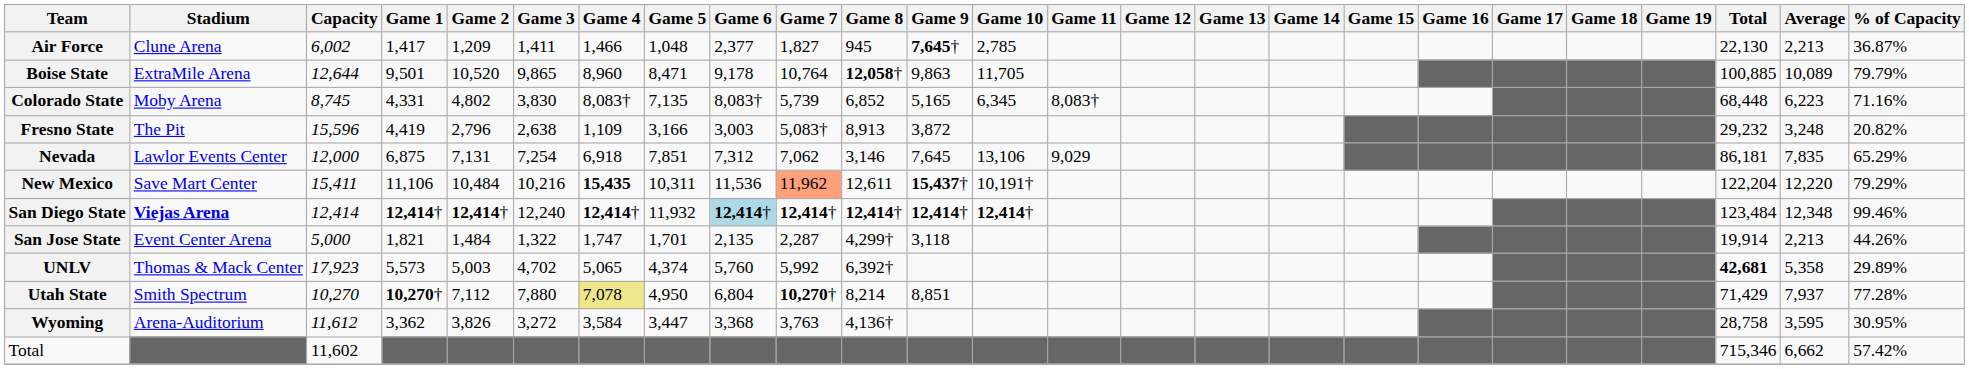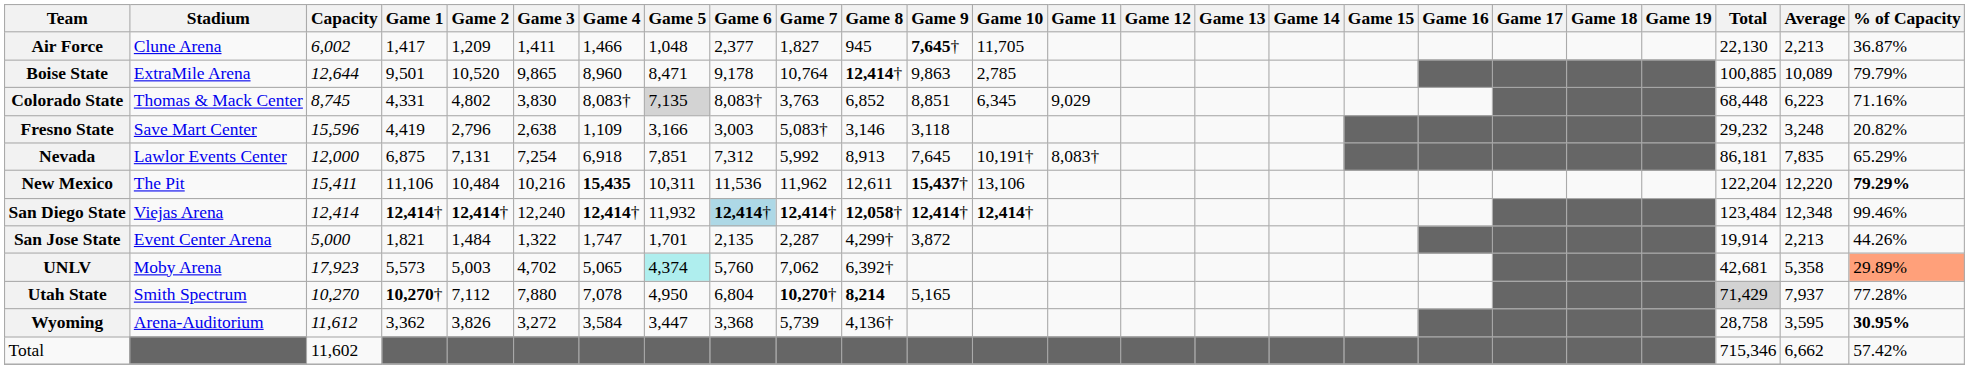(996, 45) 2,785 -> (1001, 45) 11,705
(874, 73) 12,058† -> (874, 73) 12,414†
(1001, 73) 11,705 -> (996, 73) 2,785
(178, 101) Moby Arena -> (218, 101) Thomas & Mack Center
(668, 101) no background -> (668, 101) lightgrey background
(799, 101) 5,739 -> (799, 101) 3,763
(931, 101) 5,165 -> (931, 101) 8,851
(1075, 101) 8,083† -> (1071, 101) 9,029
(159, 128) The Pit -> (195, 128) Save Mart Center
(865, 128) 8,913 -> (865, 128) 3,146
(931, 128) 3,872 -> (930, 128) 3,118
(799, 156) 7,062 -> (799, 156) 5,992
(865, 156) 3,146 -> (865, 156) 8,913
(1001, 156) 13,106 -> (1005, 156) 10,191†
(1071, 156) 9,029 -> (1075, 156) 8,083†
(195, 184) Save Mart Center -> (159, 184) The Pit
(803, 184) lightsalmon background -> (803, 184) no background
(1005, 184) 10,191† -> (1001, 184) 13,106
(1880, 184) normal -> (1882, 184) bold
(182, 211) bold -> (179, 211) normal
(874, 211) 12,414† -> (874, 211) 12,058†
(930, 239) 3,118 -> (931, 239) 3,872
(218, 267) Thomas & Mack Center -> (178, 267) Moby Arena
(668, 267) no background -> (668, 267) paleturquoise background
(799, 267) 5,992 -> (799, 267) 7,062
(1744, 267) bold -> (1744, 267) normal
(1880, 267) no background -> (1880, 267) lightsalmon background
(602, 294) khaki background -> (602, 294) no background
(865, 294) normal -> (865, 294) bold
(931, 294) 8,851 -> (931, 294) 5,165
(1744, 294) no background -> (1744, 294) lightgrey background
(799, 322) 3,763 -> (799, 322) 5,739
(1880, 322) normal -> (1882, 322) bold
